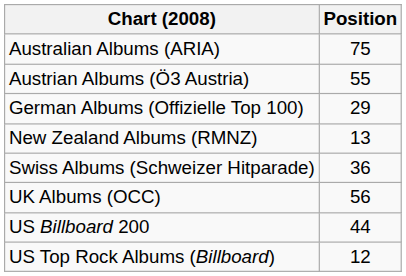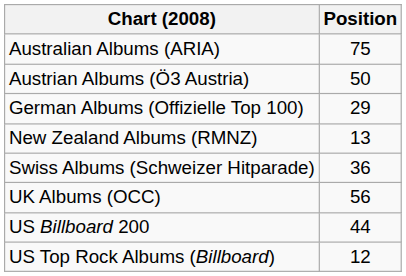(360, 78) 55 -> (360, 78) 50
